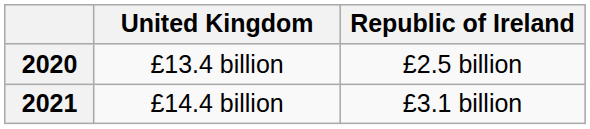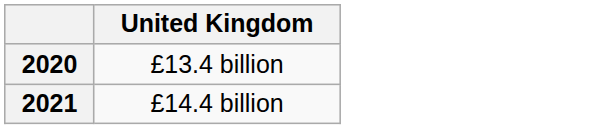- column: (463, 24)
